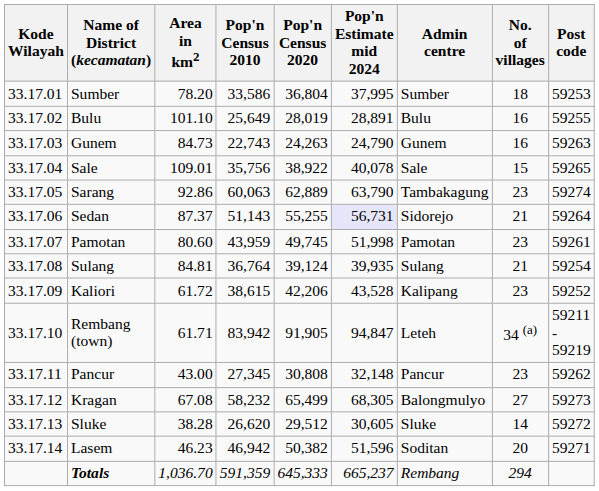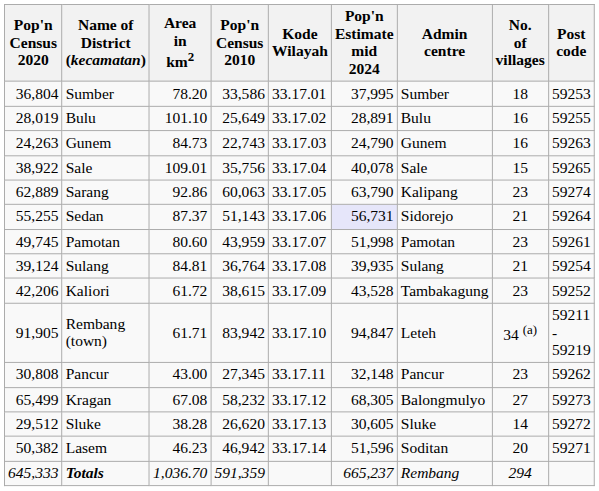columns swapped: (36, 42) <-> (303, 42)
(445, 192) Tambakagung -> (429, 192) Kalipang
(429, 290) Kalipang -> (445, 290) Tambakagung
